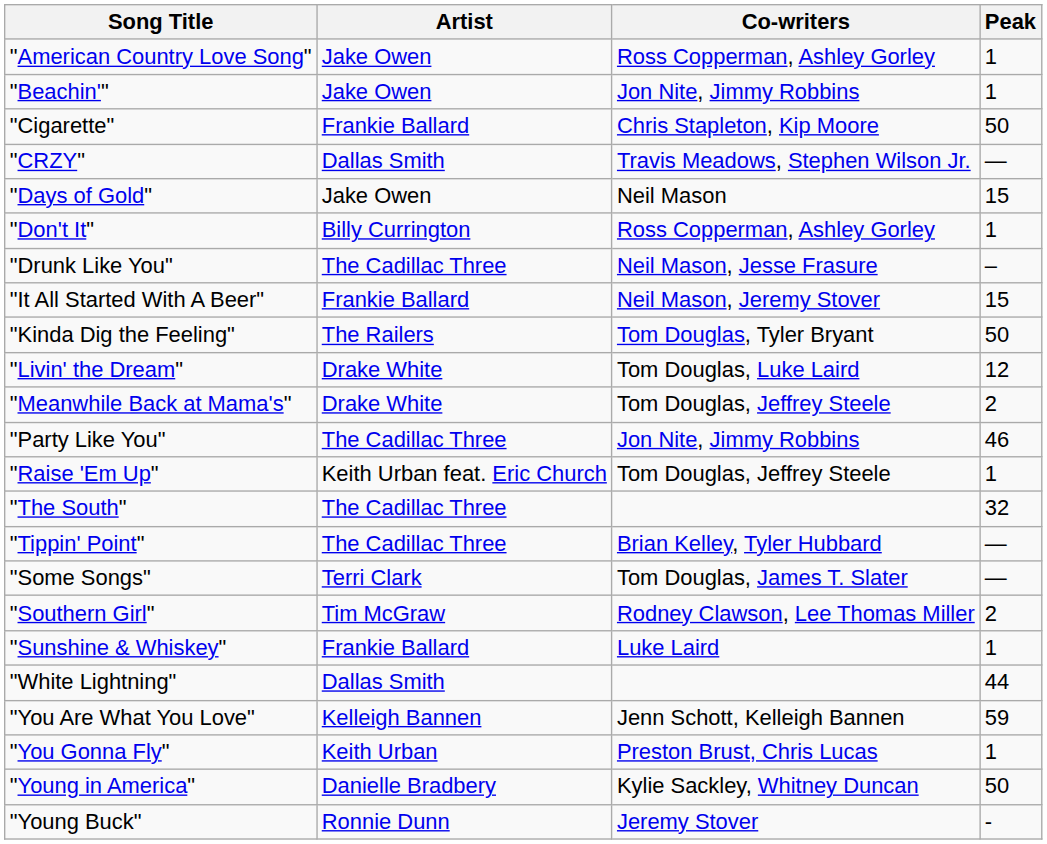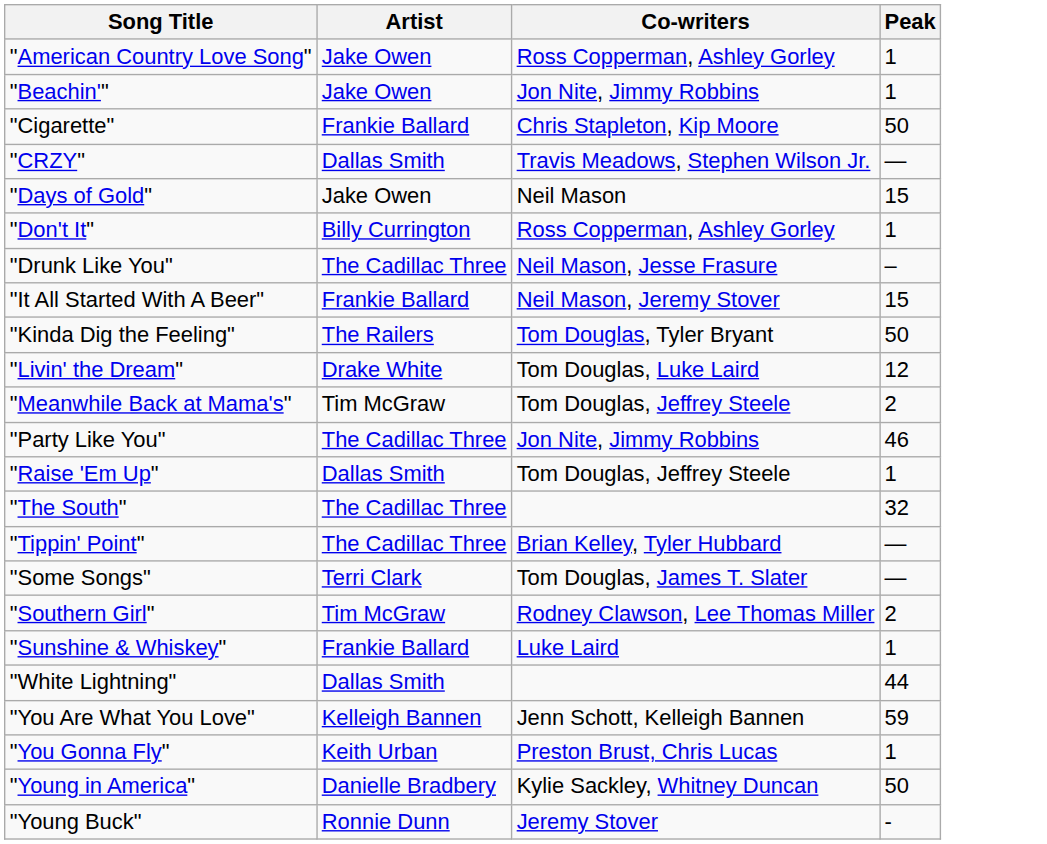(382, 404) Drake White -> (383, 404) Tim McGraw
(464, 473) Keith Urban feat. Eric Church -> (383, 473) Dallas Smith
